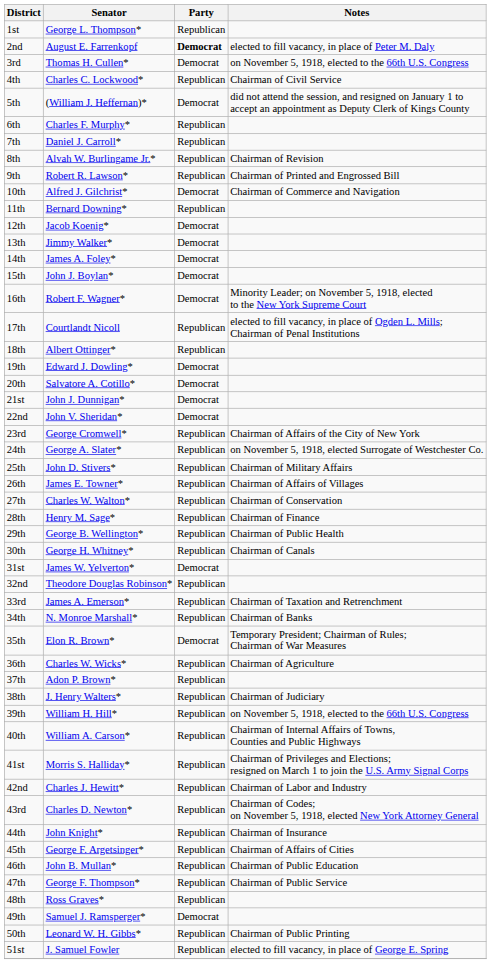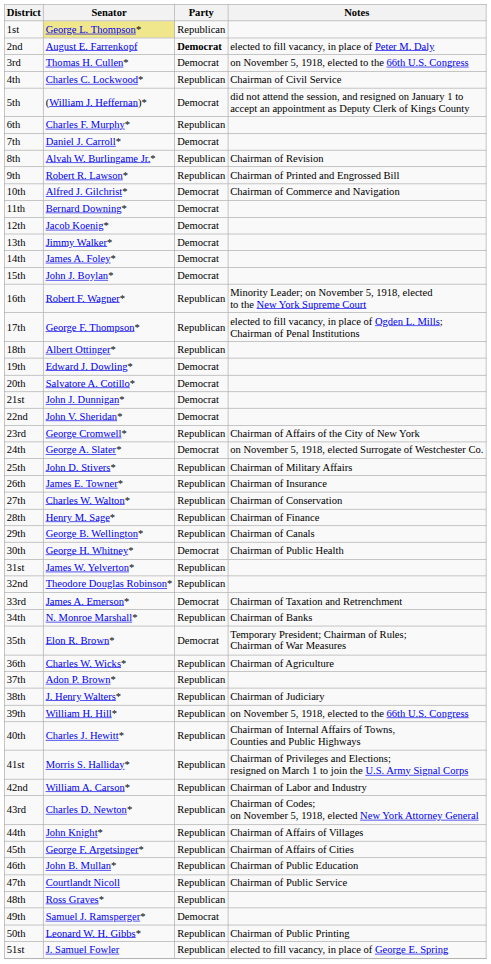(93, 29) no background -> (93, 29) khaki background
(201, 141) Republican -> (198, 141) Democrat
(201, 208) Republican -> (198, 208) Democrat
(198, 298) Democrat -> (201, 298) Republican
(83, 327) Courtlandt Nicoll -> (93, 327) George F. Thompson*
(201, 450) Republican -> (198, 450) Democrat
(297, 483) Chairman of Affairs of Villages -> (279, 483) Chairman of Insurance
(287, 534) Chairman of Public Health -> (272, 534) Chairman of Canals
(201, 550) Republican -> (198, 550) Democrat
(272, 550) Chairman of Canals -> (287, 550) Chairman of Public Health
(198, 567) Democrat -> (201, 567) Republican
(201, 601) Republican -> (198, 601) Democrat
(88, 736) William A. Carson* -> (85, 736) Charles J. Hewitt*
(85, 787) Charles J. Hewitt* -> (88, 787) William A. Carson*
(279, 832) Chairman of Insurance -> (297, 832) Chairman of Affairs of Villages
(93, 883) George F. Thompson* -> (83, 883) Courtlandt Nicoll
